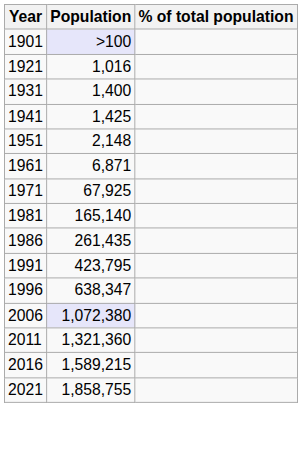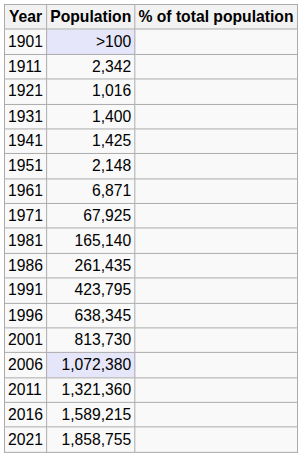+ row: (25, 66)
(103, 290) 638,347 -> (103, 315) 638,345
+ row: (26, 340)
